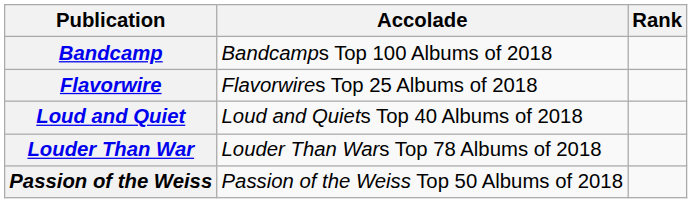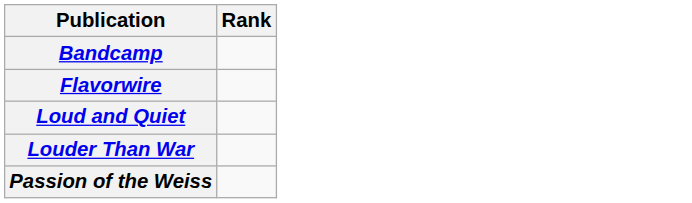- column: (422, 20)
